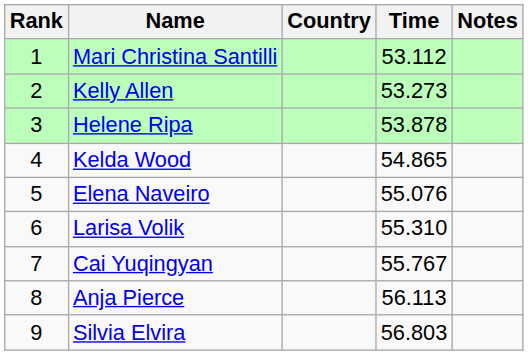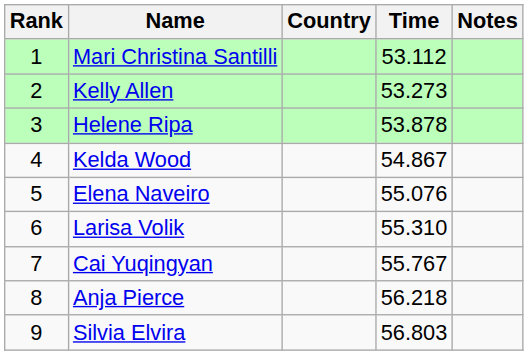(414, 159) 54.865 -> (414, 159) 54.867
(414, 297) 56.113 -> (414, 297) 56.218
